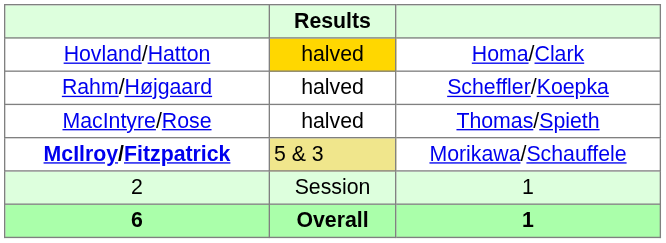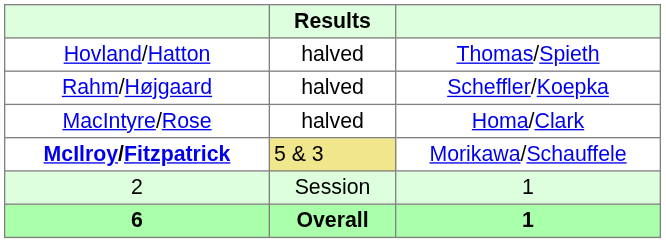(333, 54) gold background -> (333, 54) no background
(528, 54) Homa/Clark -> (528, 54) Thomas/Spieth
(528, 120) Thomas/Spieth -> (528, 120) Homa/Clark
